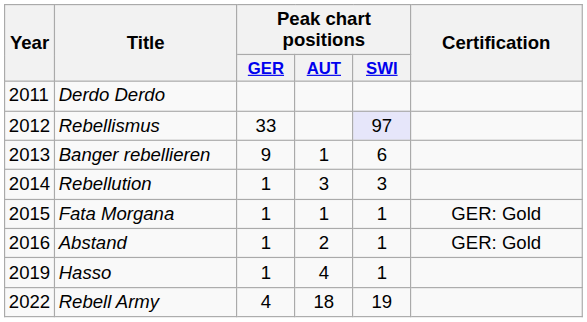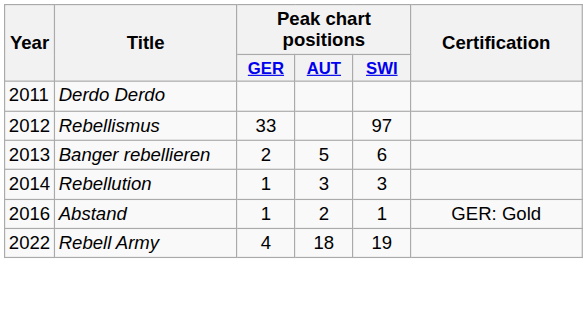(382, 125) lavender background -> (382, 125) no background
(266, 154) 9 -> (266, 154) 2
(324, 154) 1 -> (324, 154) 5
- row: (116, 213)
- row: (85, 272)
